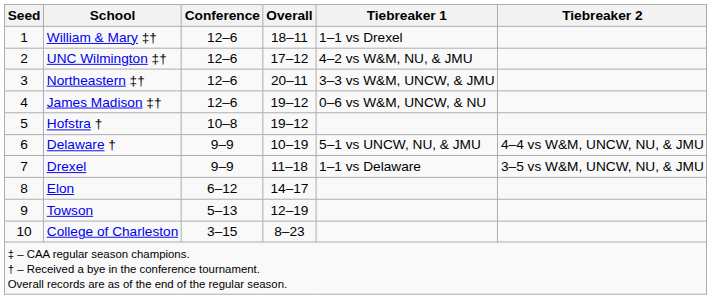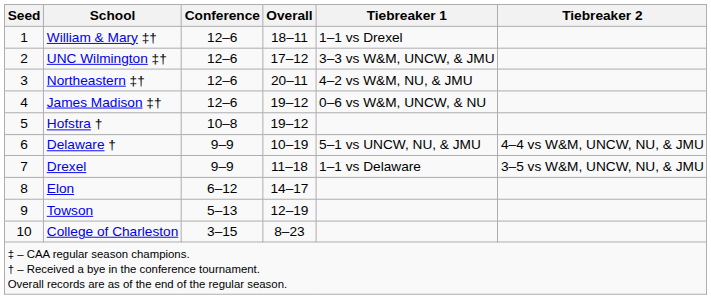(396, 59) 4–2 vs W&M, NU, & JMU -> (407, 59) 3–3 vs W&M, UNCW, & JMU
(407, 81) 3–3 vs W&M, UNCW, & JMU -> (396, 81) 4–2 vs W&M, NU, & JMU
